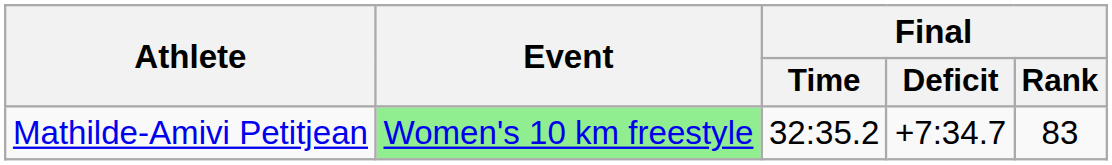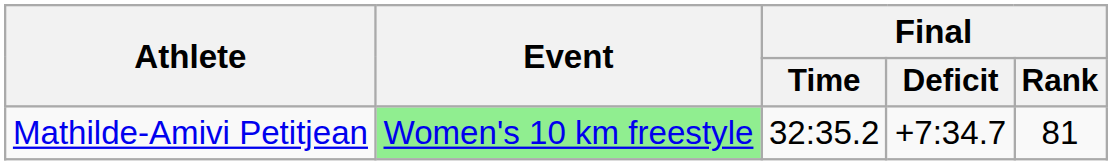(1060, 133) 83 -> (1060, 133) 81
